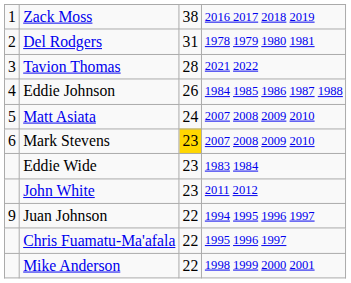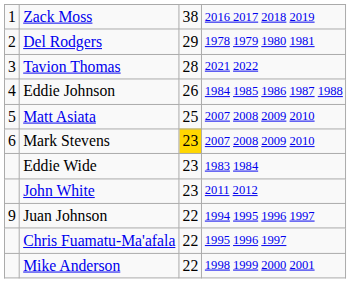(190, 41) 31 -> (190, 41) 29
(190, 116) 24 -> (190, 116) 25
